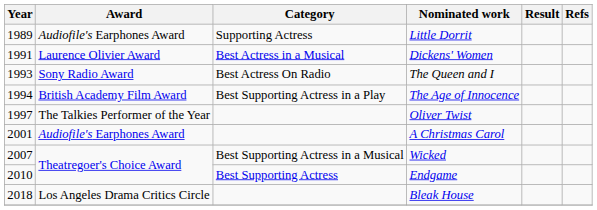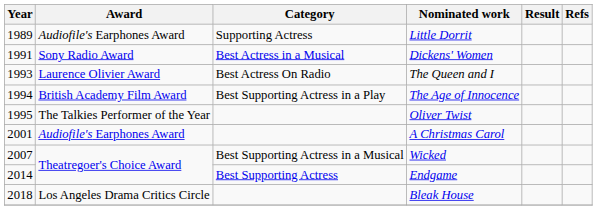(99, 54) Laurence Olivier Award -> (86, 54) Sony Radio Award
(86, 74) Sony Radio Award -> (99, 74) Laurence Olivier Award
(20, 114) 1997 -> (20, 114) 1995
(20, 174) 2010 -> (20, 174) 2014
